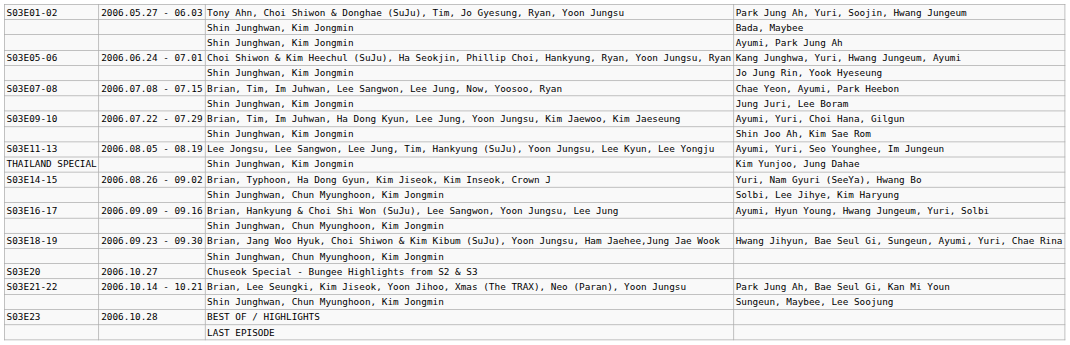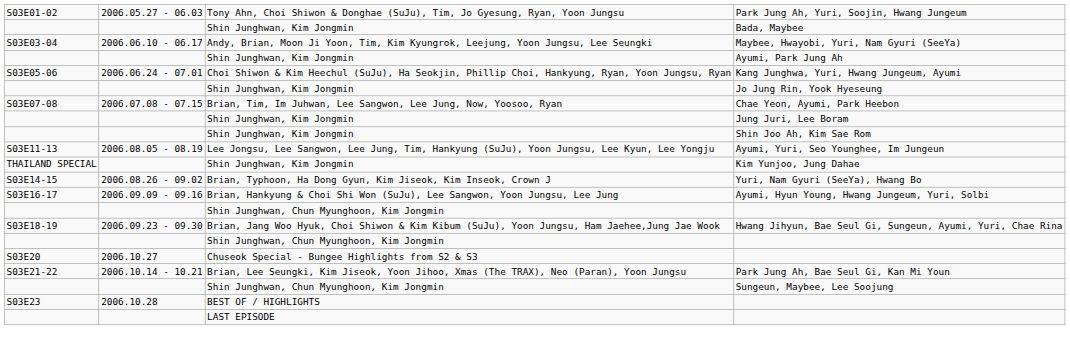+ row: (430, 42)
- row: (444, 119)
- row: (325, 195)
